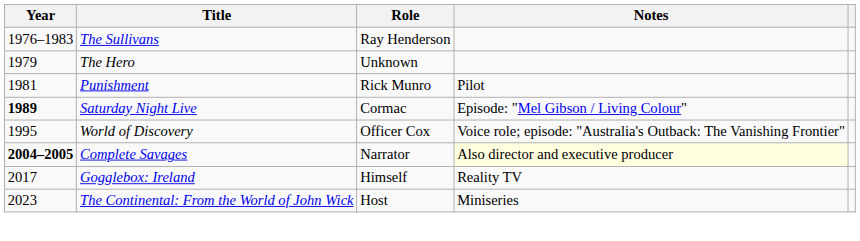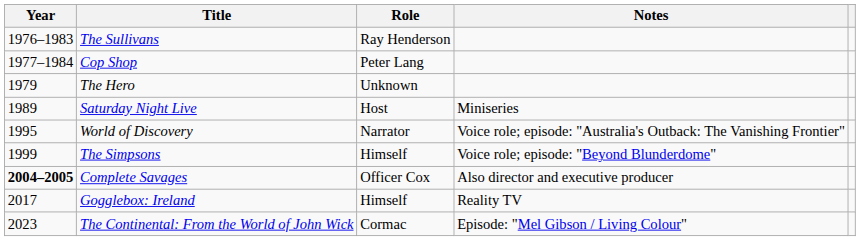+ row: (109, 62)
- row: (114, 85)
(22, 108) bold -> (22, 108) normal
(383, 108) Cormac -> (374, 108) Host
(572, 108) Episode: "Mel Gibson / Living Colour" -> (488, 108) Miniseries
(395, 131) Officer Cox -> (385, 131) Narrator
+ row: (120, 154)
(385, 154) Narrator -> (395, 177) Officer Cox
(565, 154) lightyellow background -> (565, 177) no background
(374, 200) Host -> (383, 223) Cormac
(488, 200) Miniseries -> (572, 223) Episode: "Mel Gibson / Living Colour"
